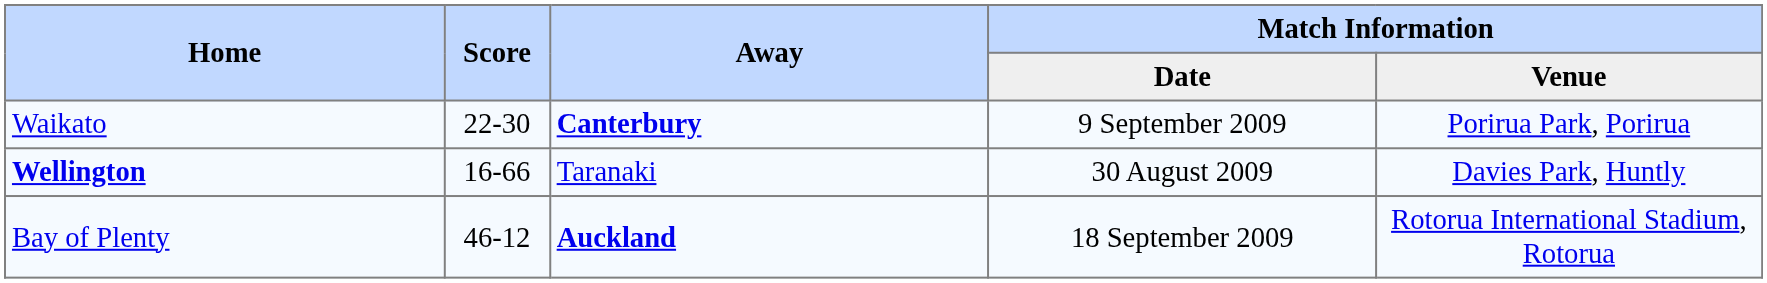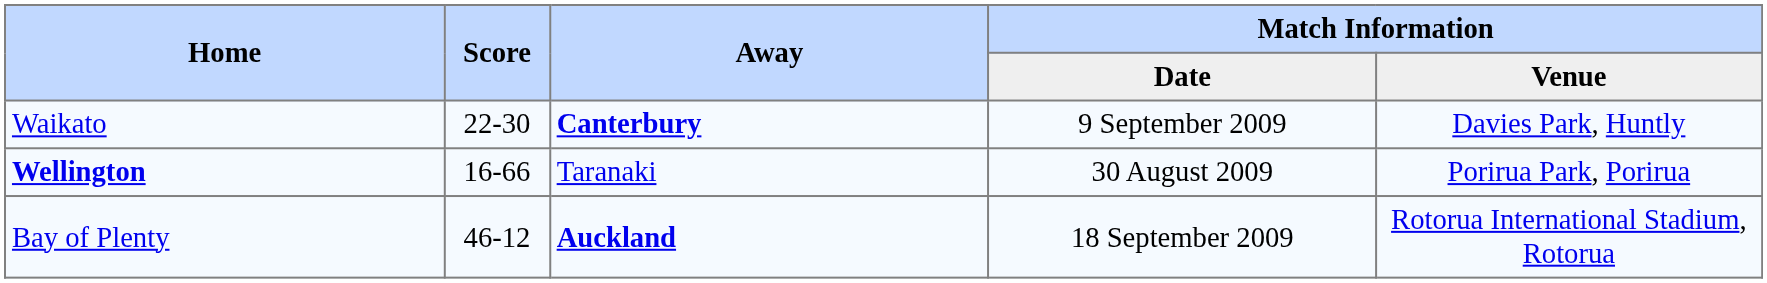(1569, 123) Porirua Park, Porirua -> (1569, 123) Davies Park, Huntly
(1569, 171) Davies Park, Huntly -> (1569, 171) Porirua Park, Porirua
